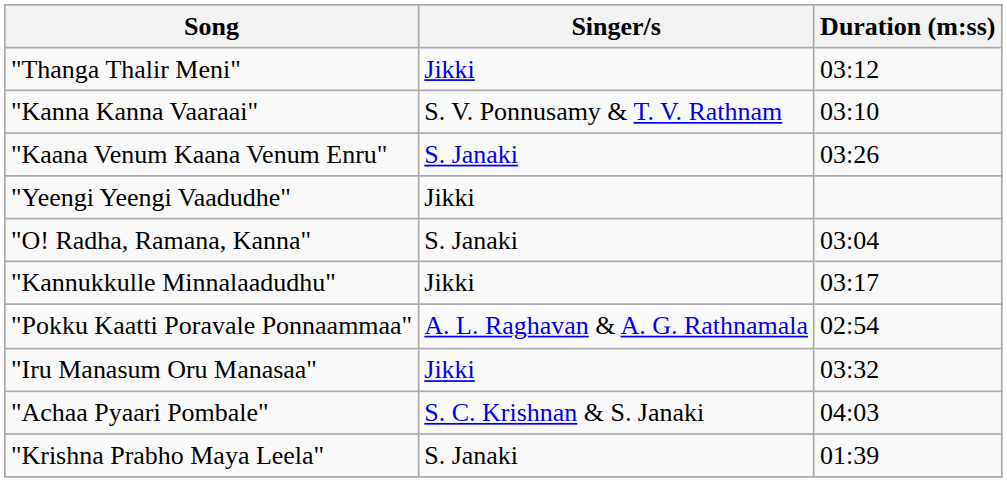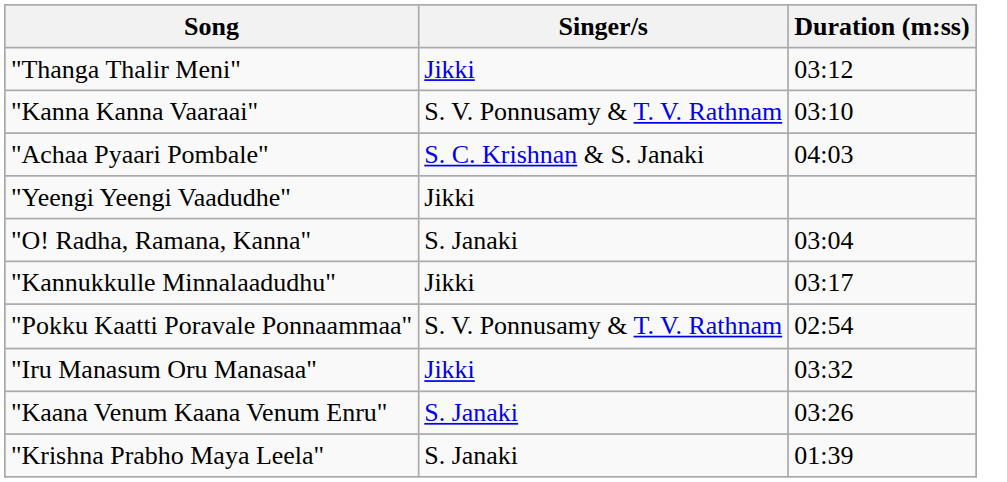rows swapped: (199, 154) <-> (140, 411)
(616, 326) A. L. Raghavan & A. G. Rathnamala -> (603, 326) S. V. Ponnusamy & T. V. Rathnam
